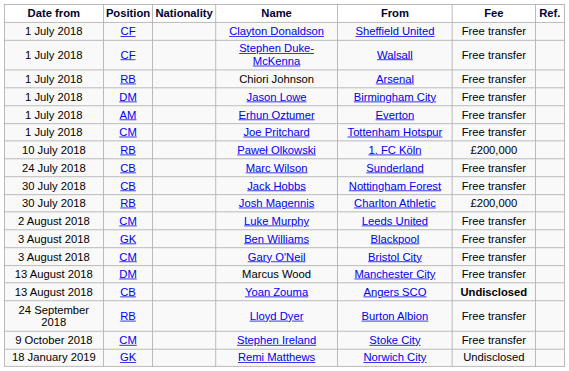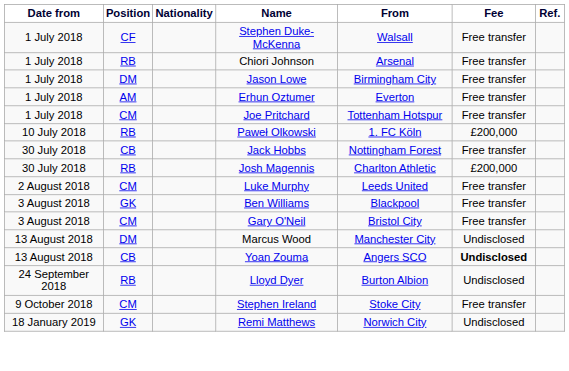- row: (277, 31)
- row: (277, 168)
(494, 275) Free transfer -> (494, 239) Undisclosed
(494, 316) Free transfer -> (494, 281) Undisclosed
